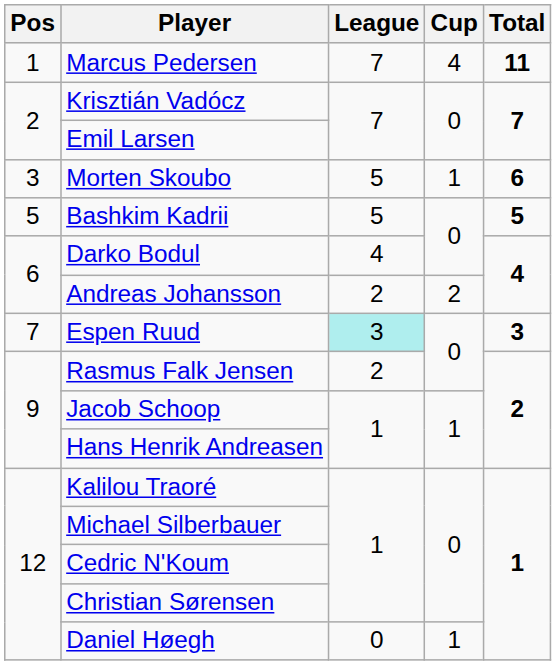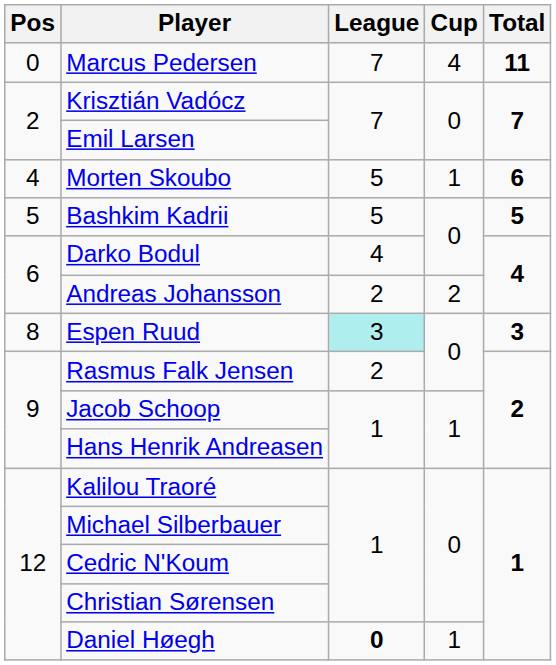(33, 62) 1 -> (33, 62) 0
(33, 178) 3 -> (33, 178) 4
(33, 332) 7 -> (33, 332) 8
(377, 640) normal -> (377, 640) bold
